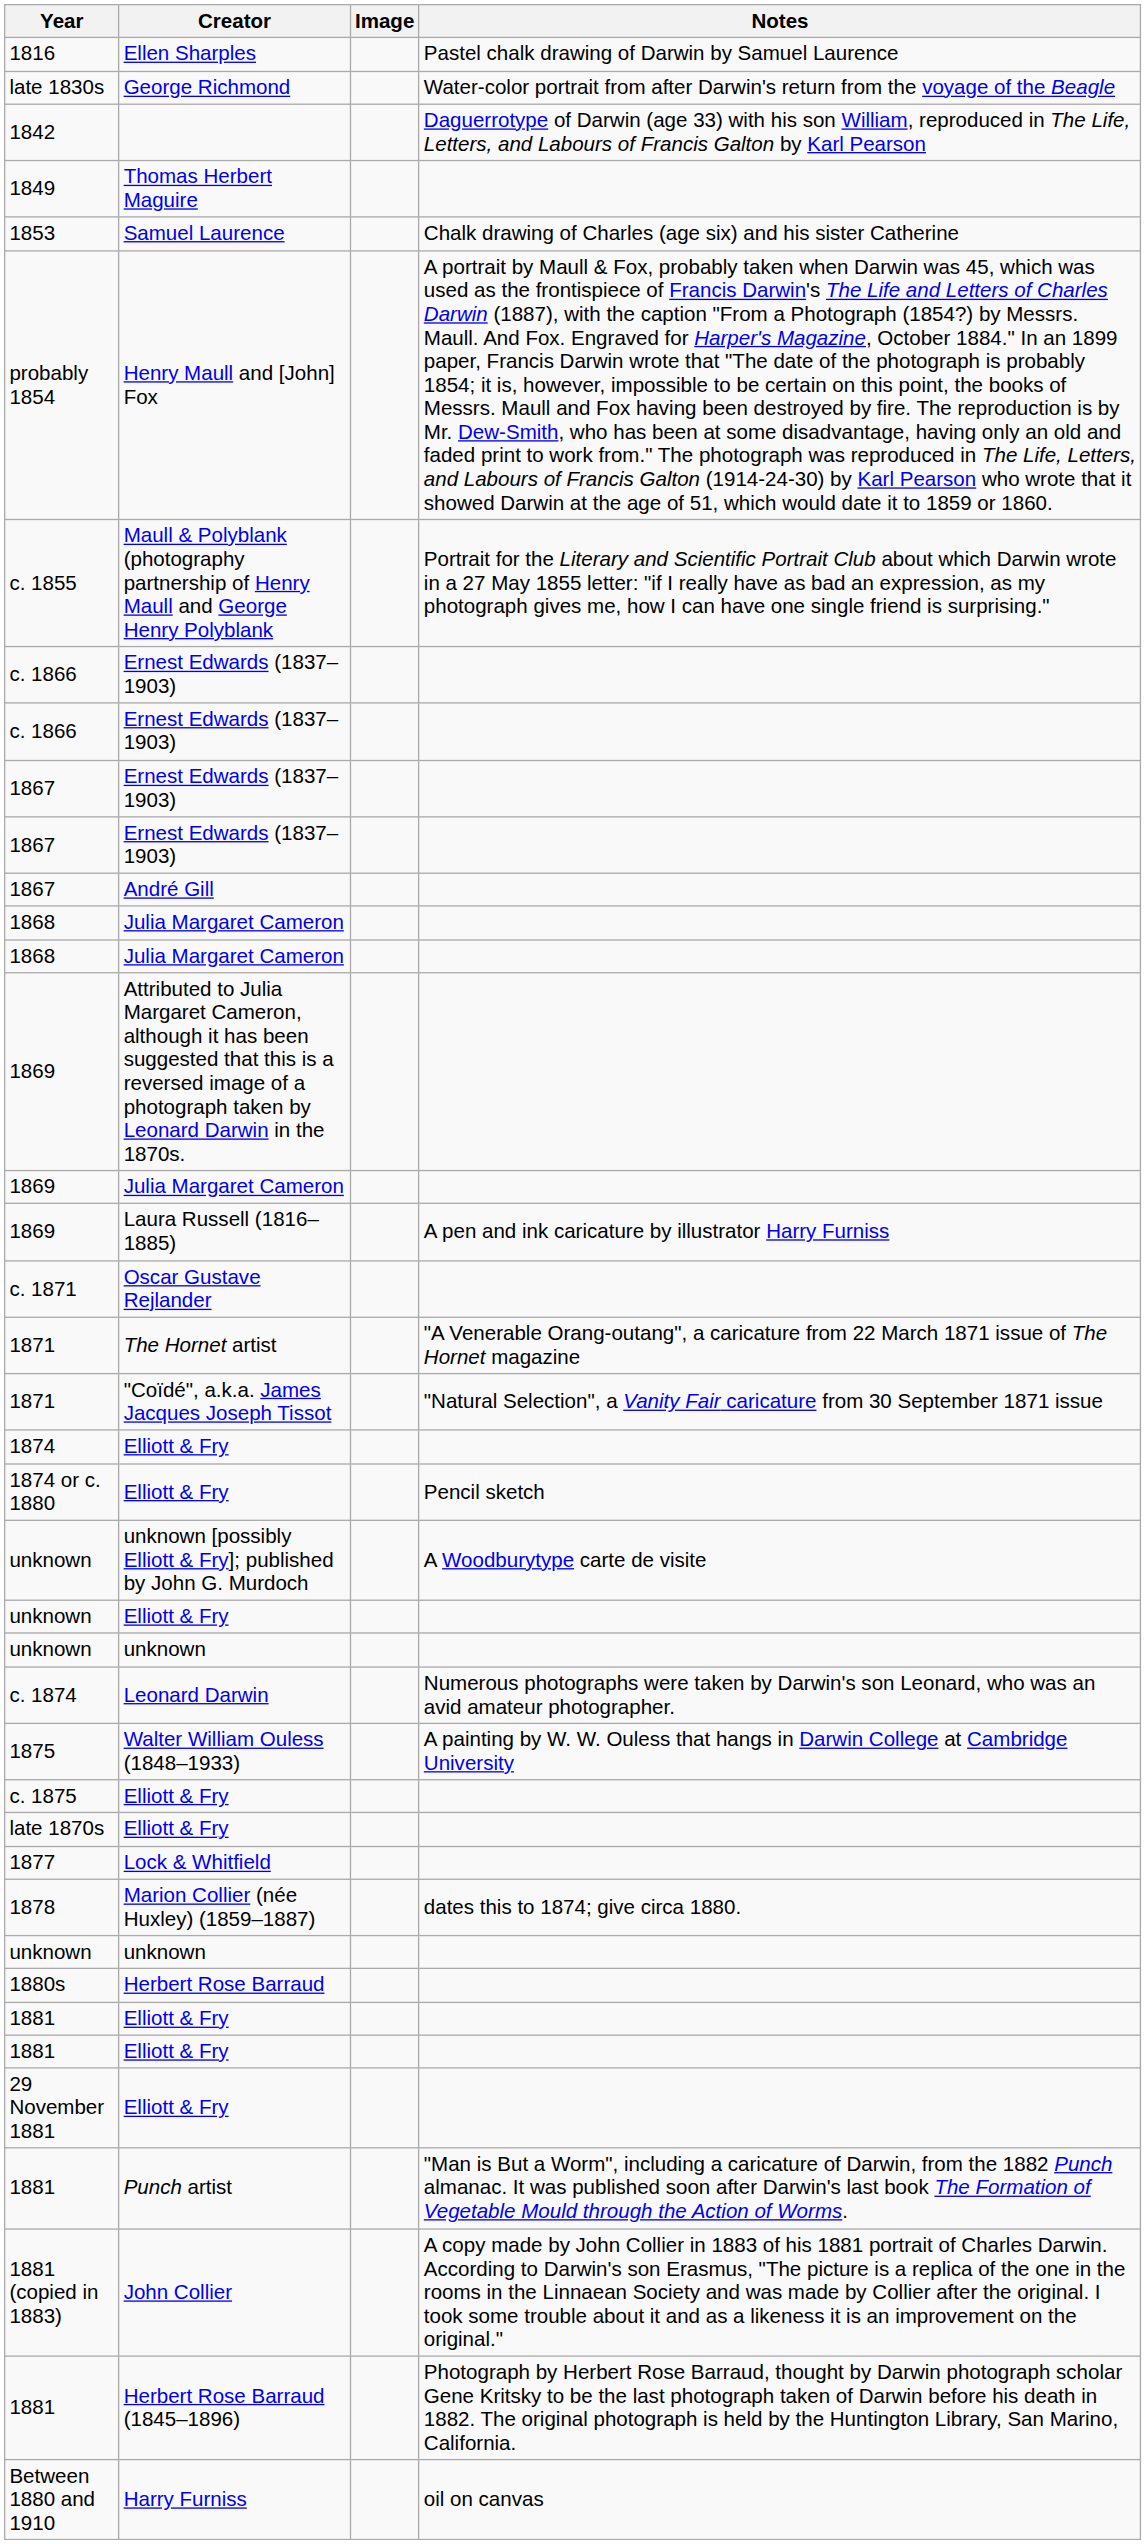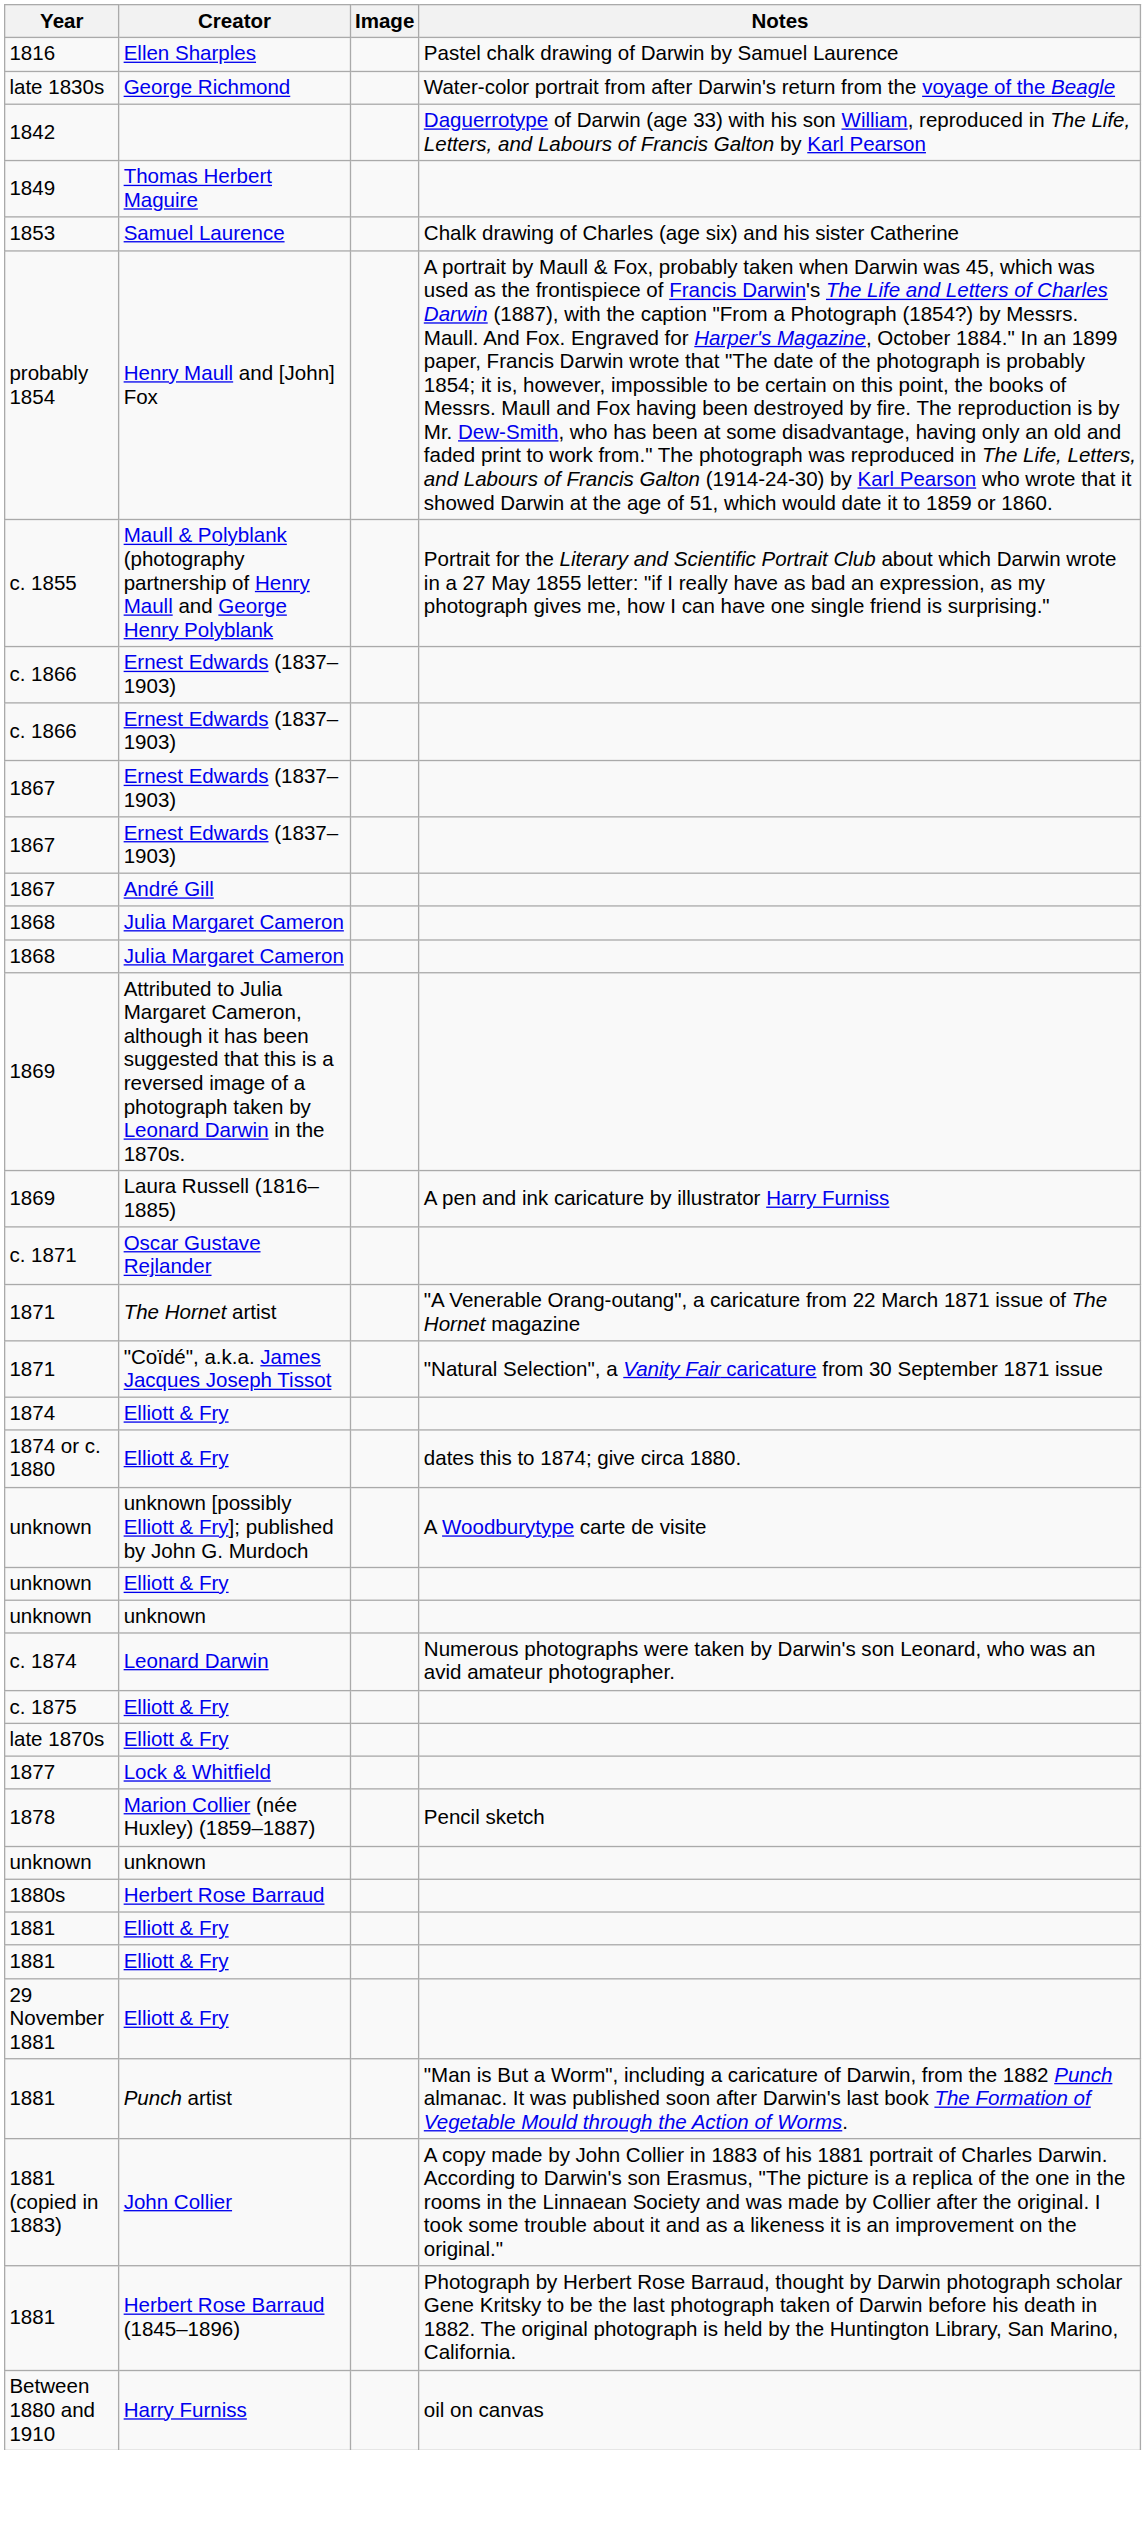- row: (32, 1186)
(484, 1491) Pencil sketch -> (582, 1458) dates this to 1874; give circa 1880.
- row: (32, 1750)
(582, 1906) dates this to 1874; give circa 1880. -> (484, 1817) Pencil sketch
